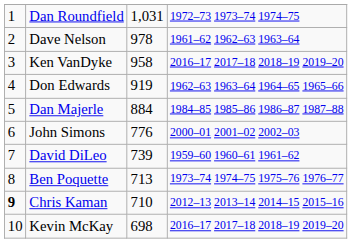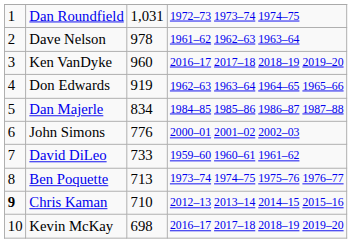(142, 62) 958 -> (142, 62) 960
(142, 109) 884 -> (142, 109) 834
(142, 156) 739 -> (142, 156) 733
